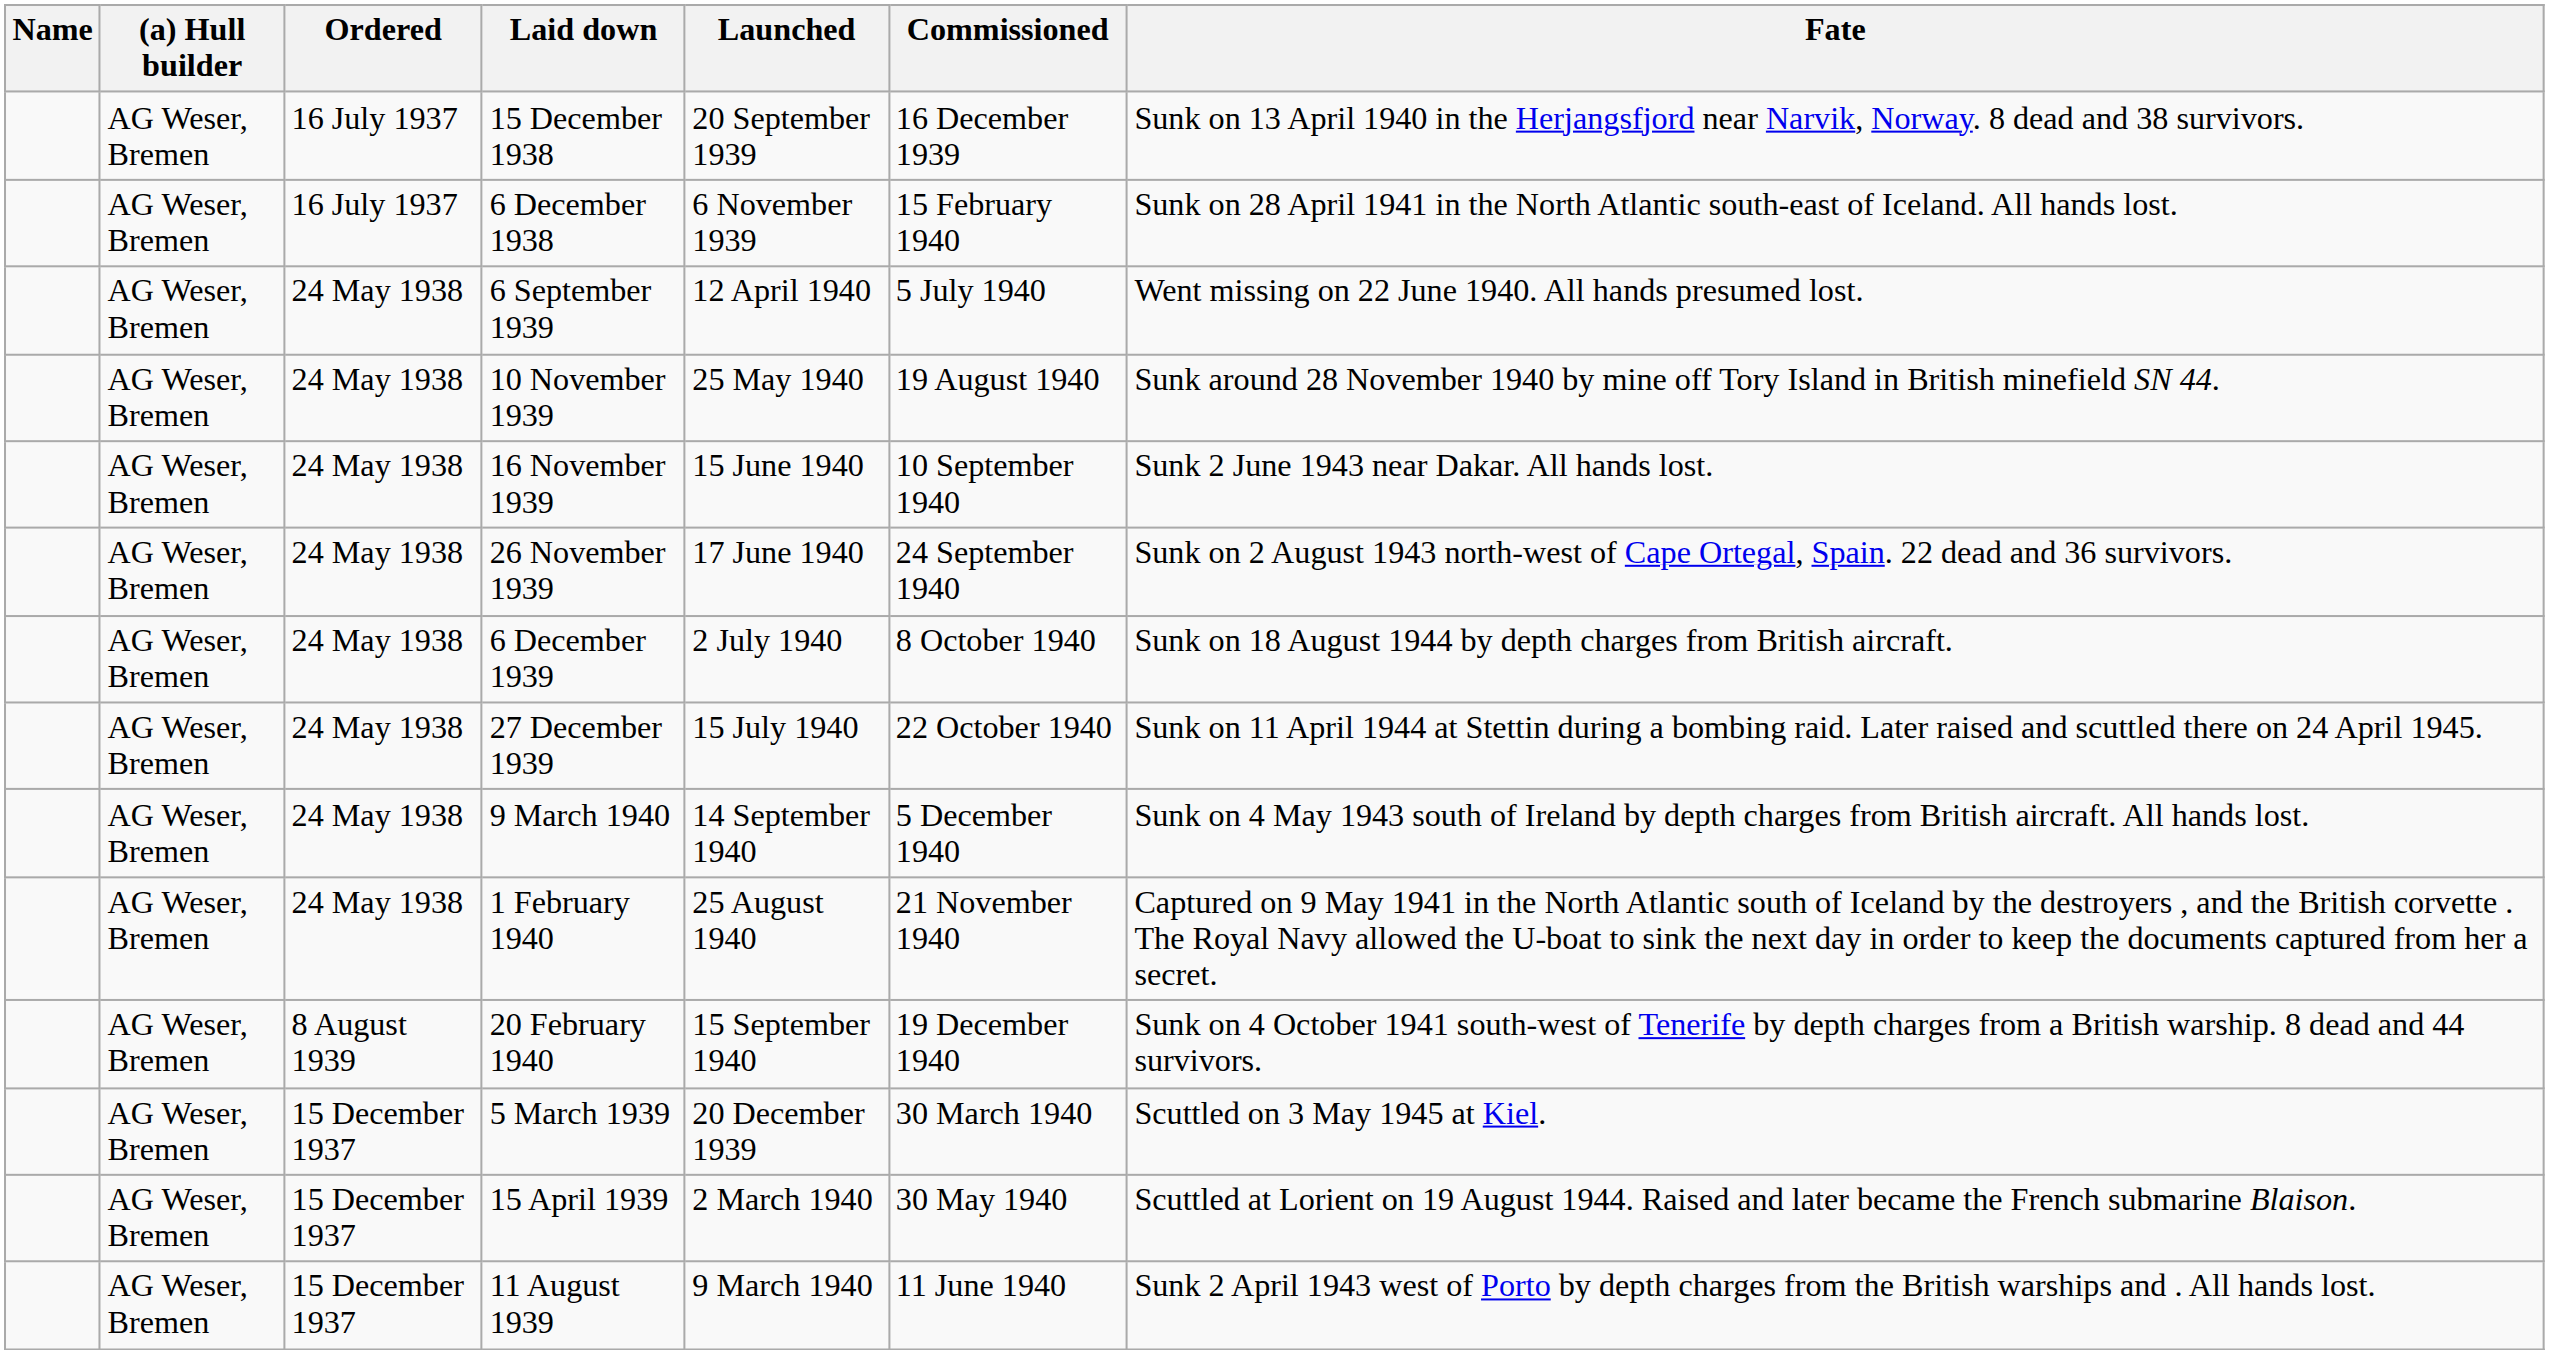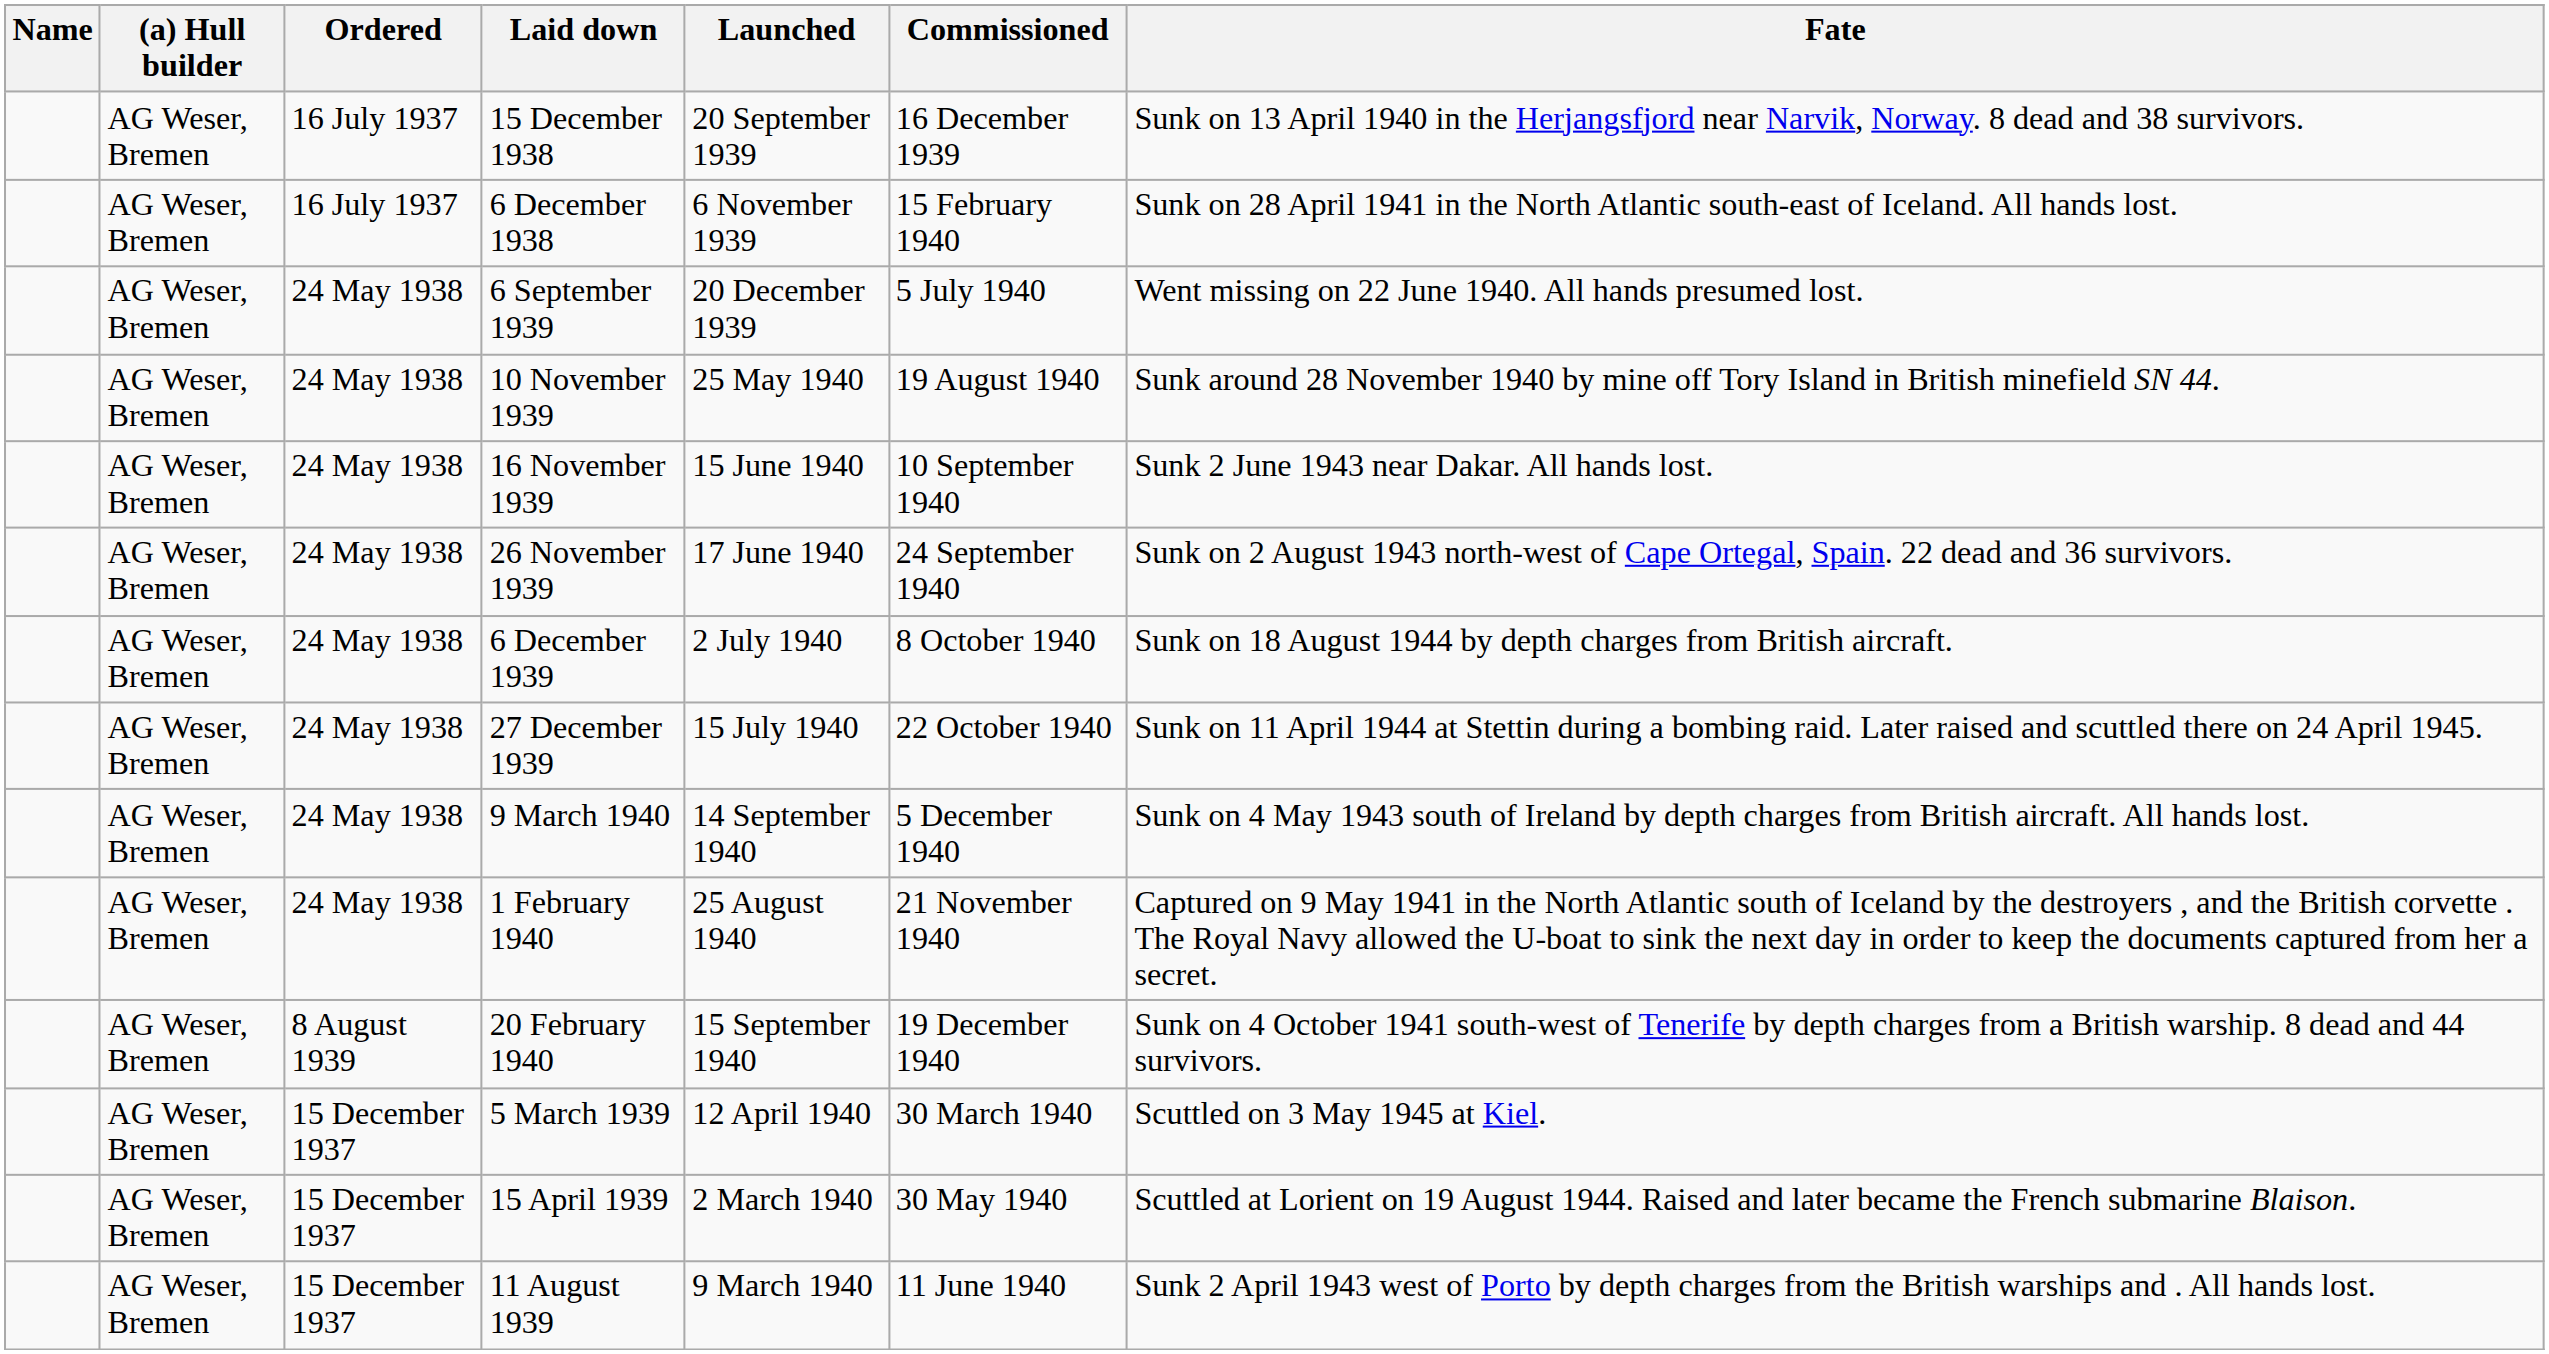(782, 291) 12 April 1940 -> (778, 309) 20 December 1939
(778, 1130) 20 December 1939 -> (782, 1112) 12 April 1940
